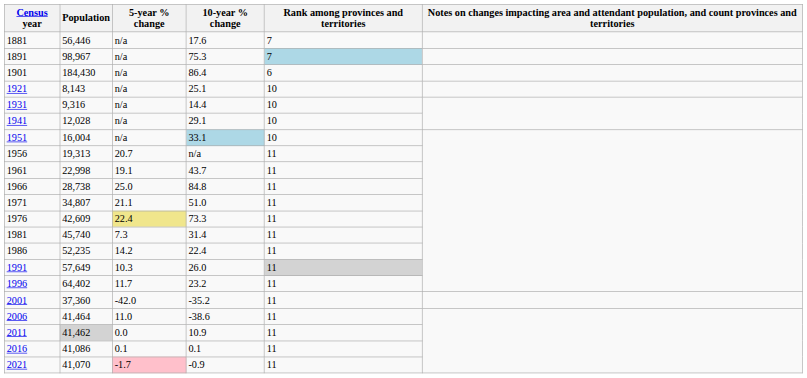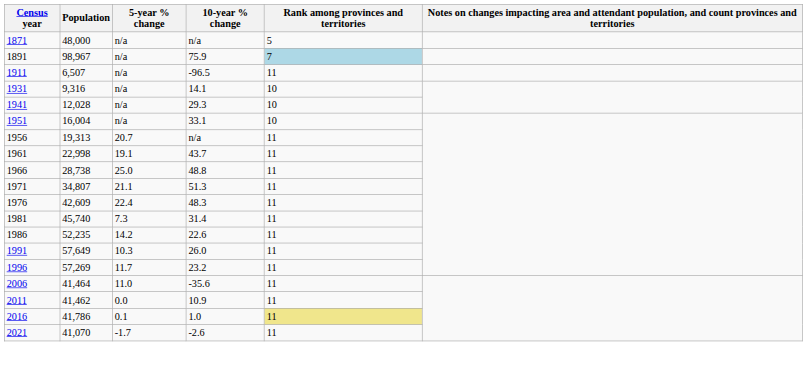+ row: (17, 40)
- row: (17, 40)
(197, 56) 75.3 -> (197, 56) 75.9
- row: (17, 72)
+ row: (17, 72)
- row: (17, 89)
(197, 105) 14.4 -> (197, 89) 14.1
(197, 121) 29.1 -> (197, 105) 29.3
(197, 137) lightblue background -> (197, 121) no background
(197, 186) 84.8 -> (197, 170) 48.8
(197, 202) 51.0 -> (197, 186) 51.3
(124, 219) khaki background -> (124, 202) no background
(197, 219) 73.3 -> (197, 202) 48.3
(197, 251) 22.4 -> (197, 235) 22.6
(272, 267) lightgrey background -> (272, 251) no background
(76, 283) 64,402 -> (76, 267) 57,269
- row: (17, 300)
(199, 316) -38.6 -> (199, 283) -35.6
(76, 332) lightgrey background -> (76, 300) no background
(76, 348) 41,086 -> (76, 316) 41,786
(195, 348) 0.1 -> (195, 316) 1.0
(272, 348) no background -> (272, 316) khaki background
(123, 365) pink background -> (123, 332) no background
(197, 365) -0.9 -> (197, 332) -2.6
